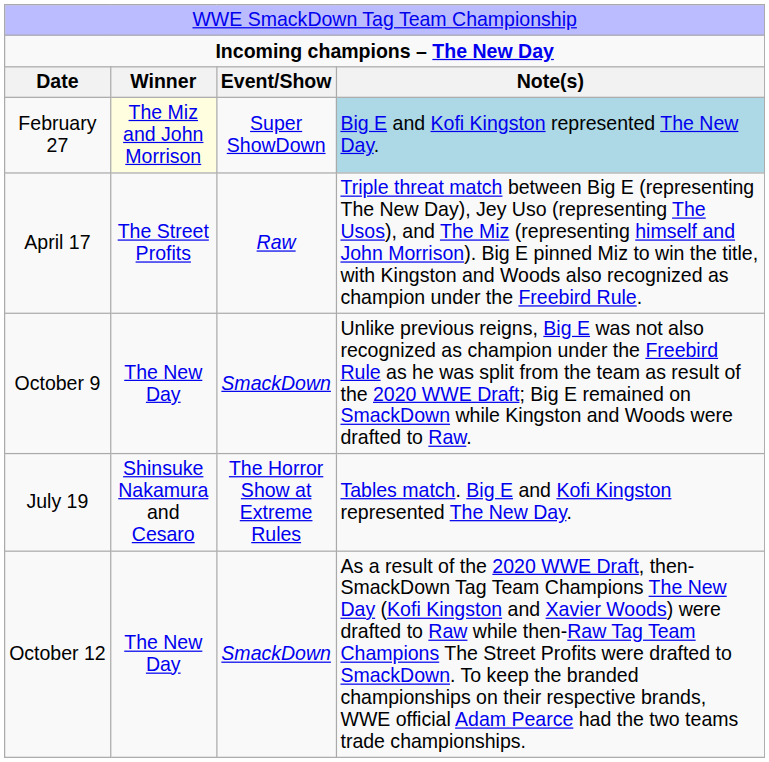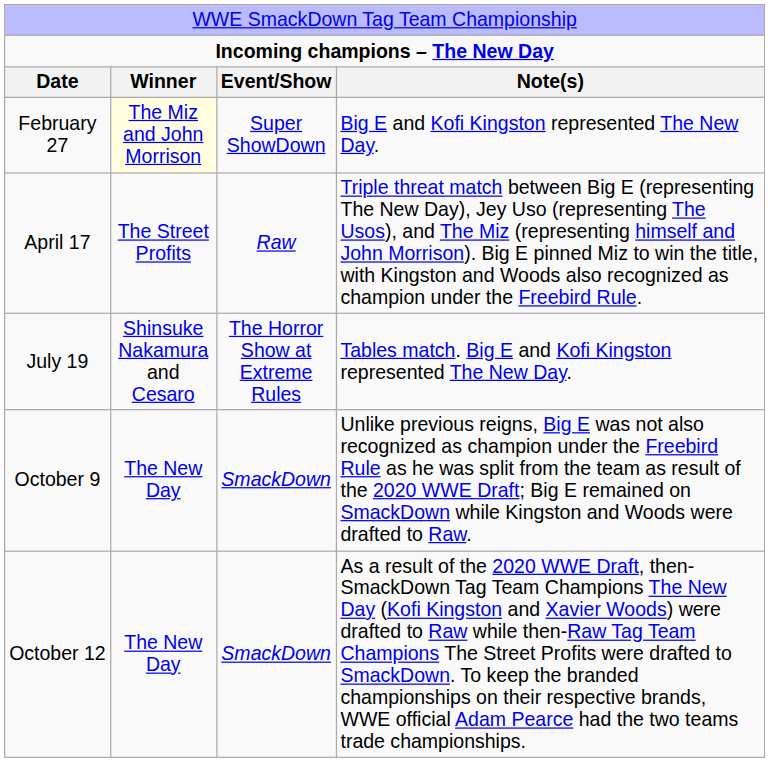(539, 134) lightblue background -> (539, 134) no background
rows swapped: (57, 502) <-> (57, 383)
